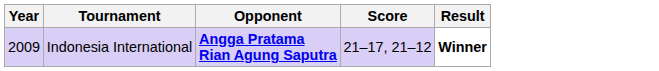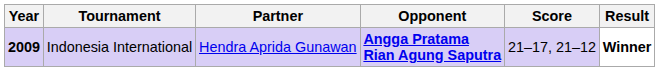+ column: (278, 16)
(24, 47) normal -> (24, 47) bold
